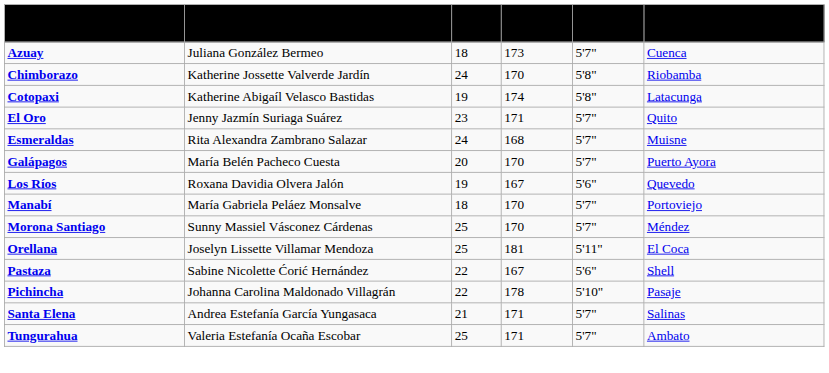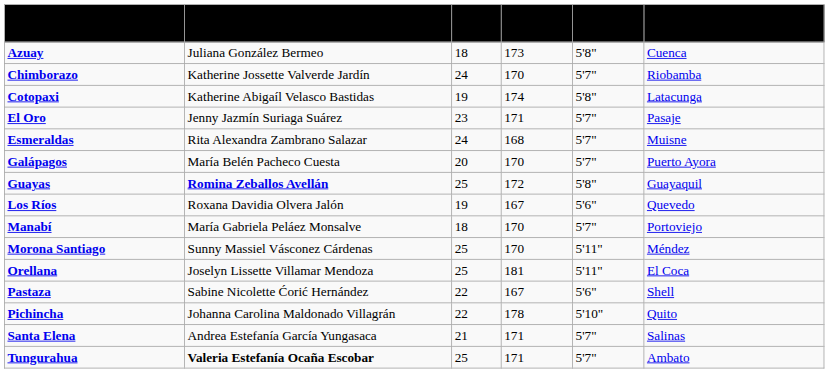(586, 52) 5'7" -> (586, 52) 5'8"
(586, 74) 5'8" -> (586, 74) 5'7"
(662, 118) Quito -> (664, 118) Pasaje
+ row: (29, 183)
(586, 226) 5'7" -> (589, 248) 5'11"
(664, 292) Pasaje -> (662, 313) Quito
(274, 335) normal -> (281, 357) bold
